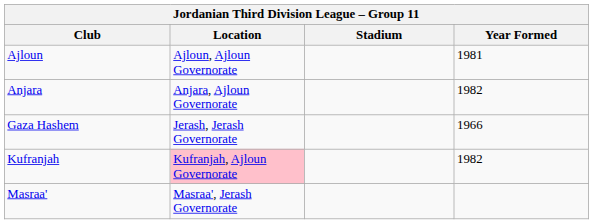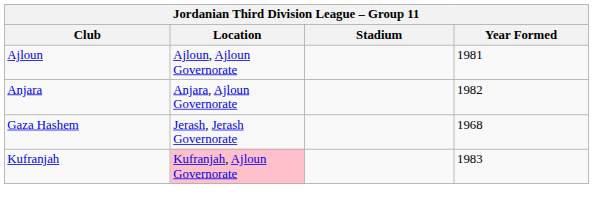(470, 124) 1966 -> (470, 124) 1968
(470, 159) 1982 -> (470, 159) 1983
- row: (27, 194)
